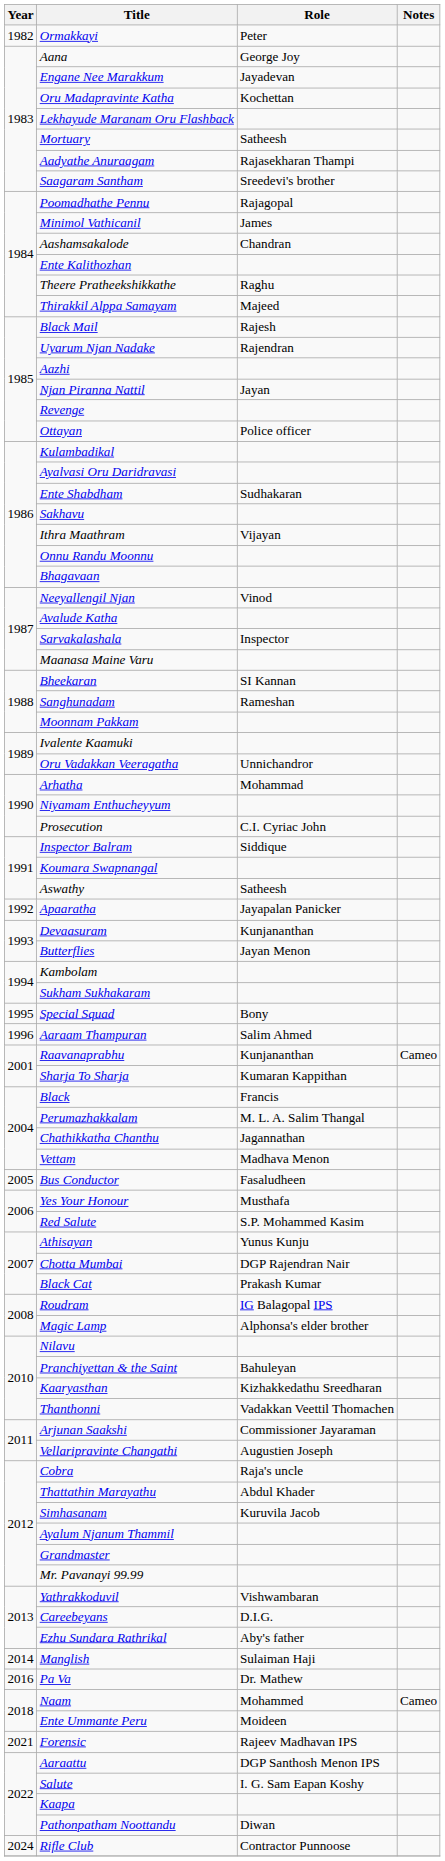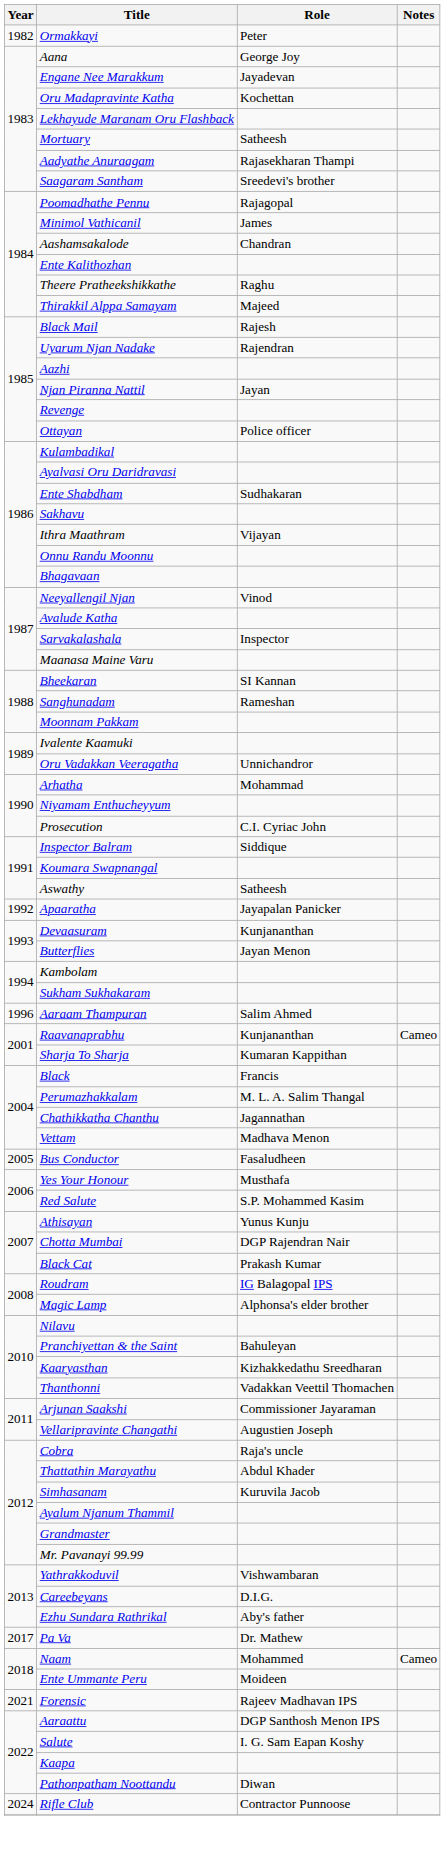- row: (77, 1013)
- row: (65, 1658)
(21, 1679) 2016 -> (21, 1637) 2017
